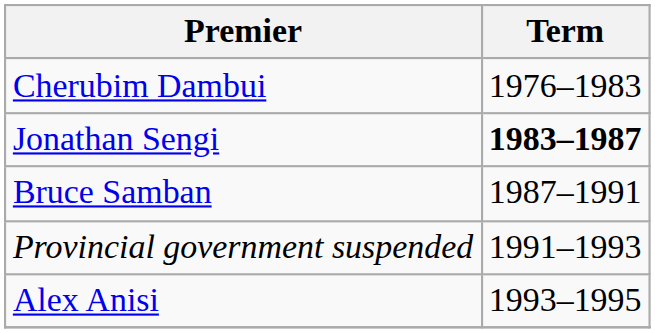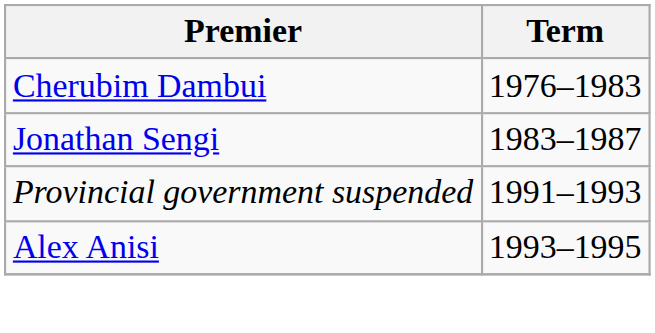(565, 138) bold -> (565, 138) normal
- row: (112, 192)
